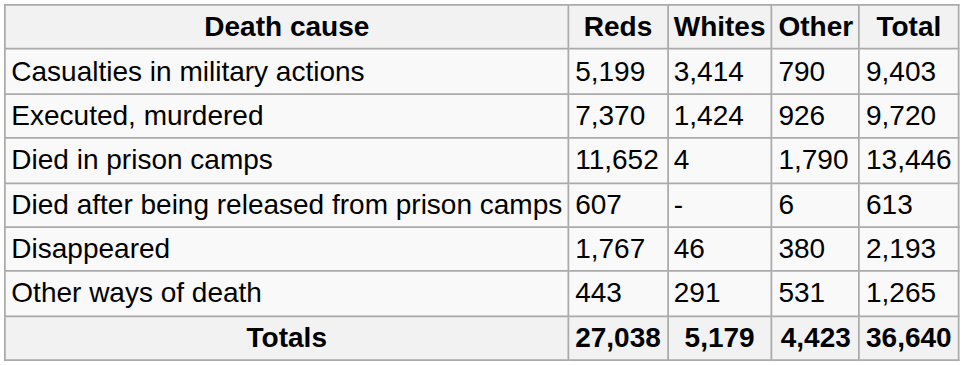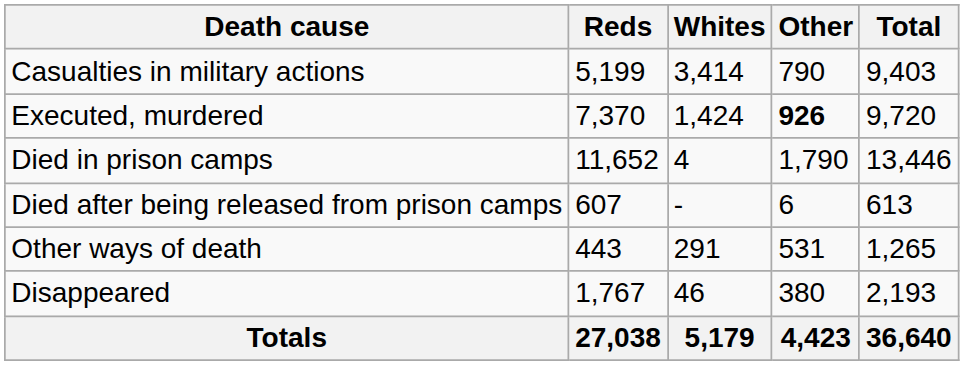(802, 115) normal -> (802, 115) bold
rows swapped: (91, 248) <-> (137, 293)
